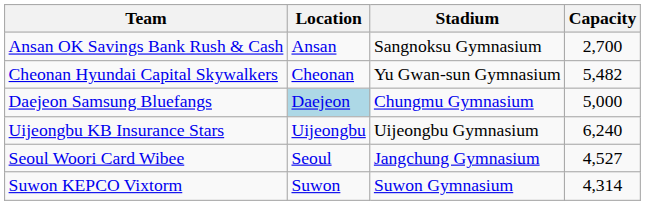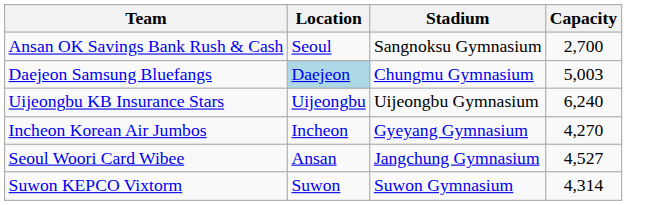(314, 46) Ansan -> (312, 46) Seoul
- row: (143, 74)
(602, 102) 5,000 -> (583, 74) 5,003
+ row: (108, 130)
(312, 158) Seoul -> (314, 158) Ansan
